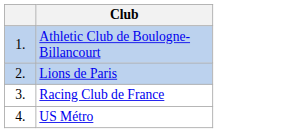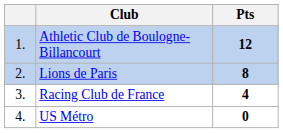+ column: (245, 15)
